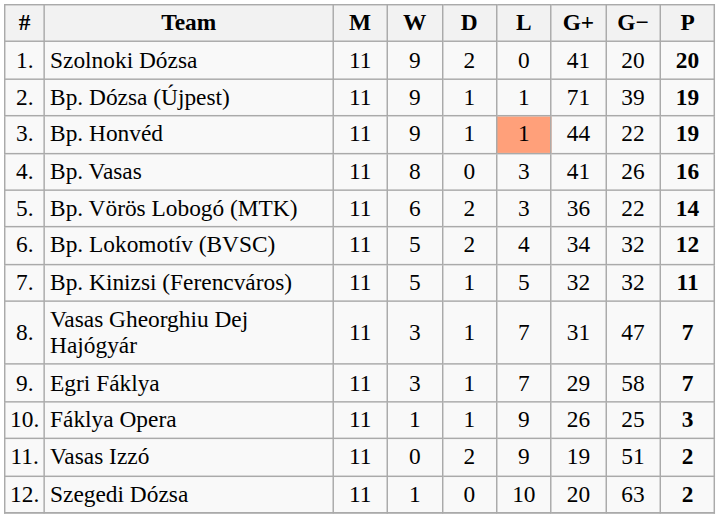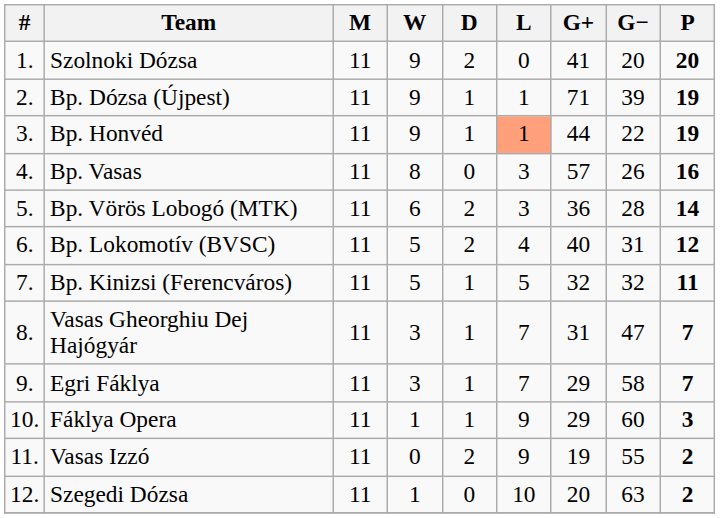(578, 171) 41 -> (578, 171) 57
(633, 208) 22 -> (633, 208) 28
(578, 245) 34 -> (578, 245) 40
(633, 245) 32 -> (633, 245) 31
(578, 419) 26 -> (578, 419) 29
(633, 419) 25 -> (633, 419) 60
(633, 456) 51 -> (633, 456) 55
